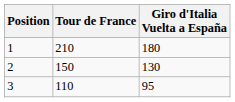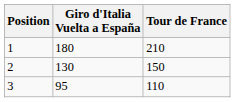columns swapped: (96, 21) <-> (184, 21)
